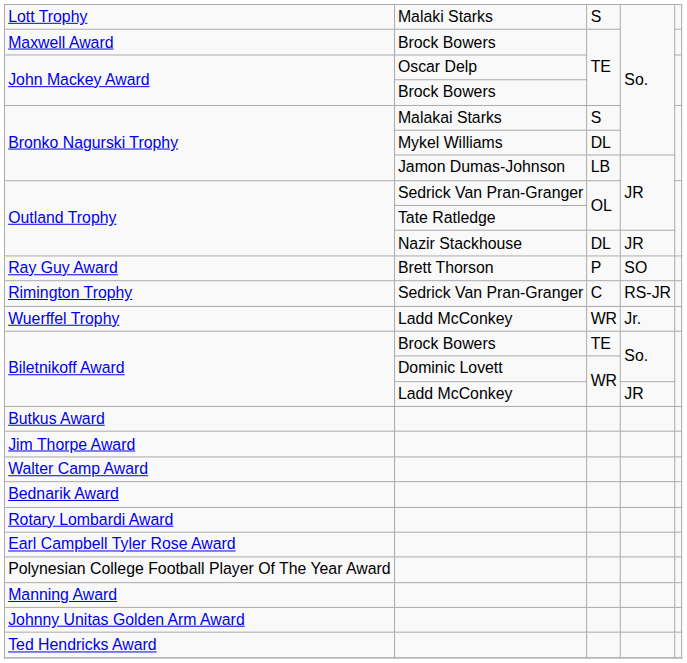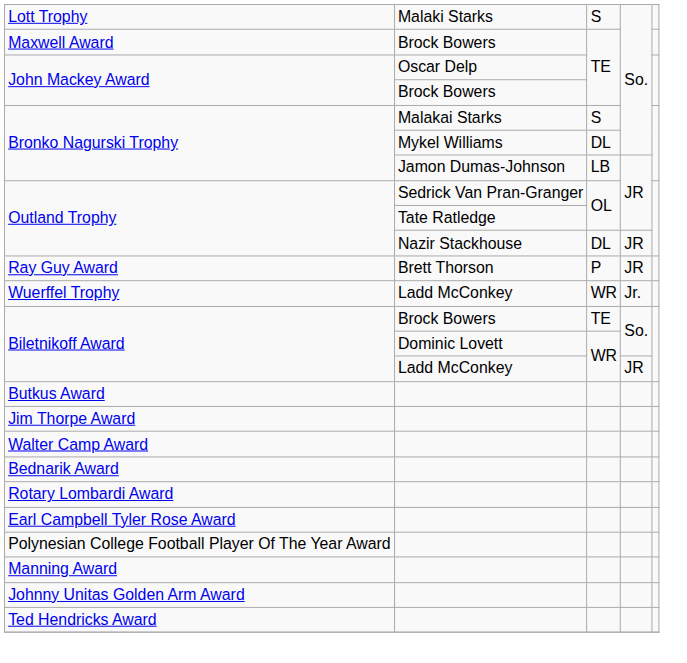(636, 268) SO -> (634, 268) JR
- row: (70, 293)
